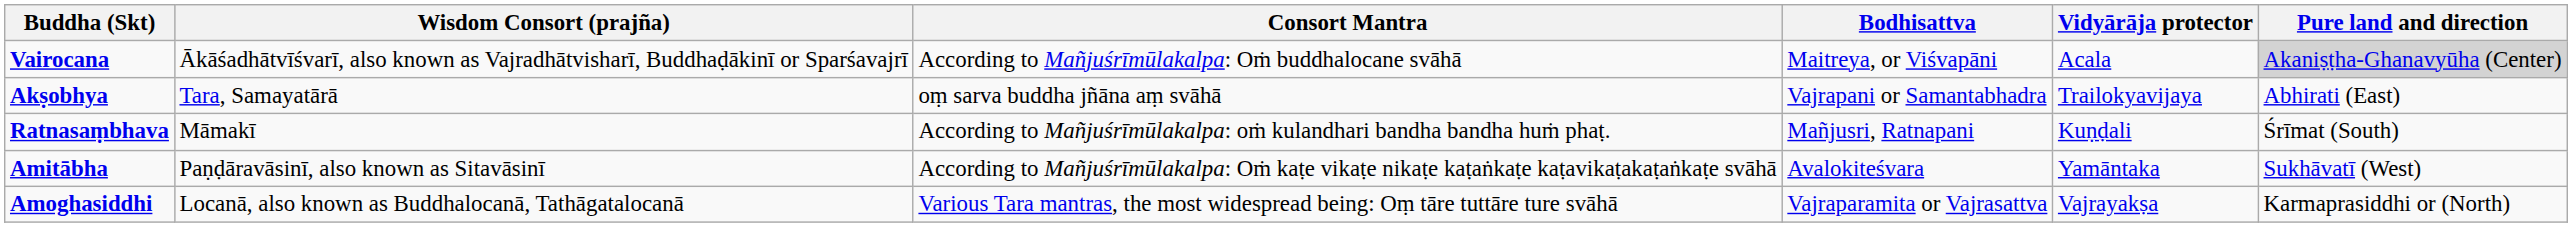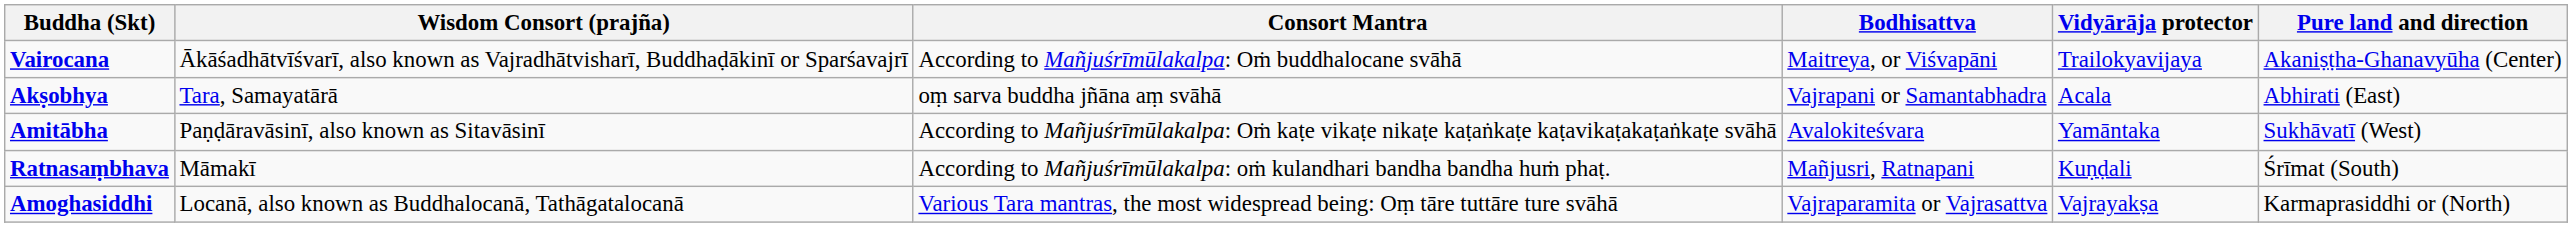(2085, 58) Acala -> (2130, 58) Trailokyavijaya
(2413, 58) lightgrey background -> (2413, 58) no background
(2130, 95) Trailokyavijaya -> (2085, 95) Acala
rows swapped: (59, 167) <-> (89, 131)
